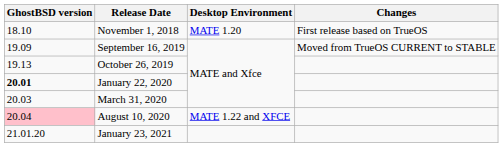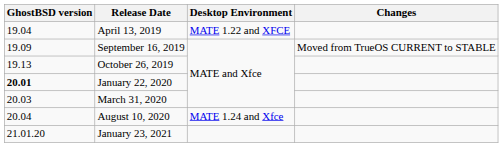- row: (138, 30)
+ row: (129, 30)
(19, 116) pink background -> (19, 116) no background
(240, 116) MATE 1.22 and XFCE -> (237, 116) MATE 1.24 and Xfce
